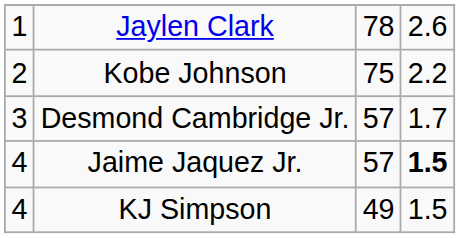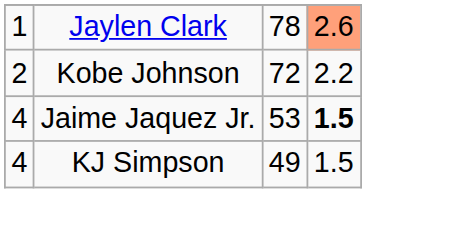(428, 27) no background -> (334, 27) lightsalmon background
(379, 72) 75 -> (285, 72) 72
- row: (195, 118)
(379, 163) 57 -> (285, 118) 53
